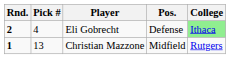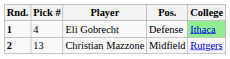(9, 29) 2 -> (9, 29) 1
(9, 45) 1 -> (9, 45) 2
